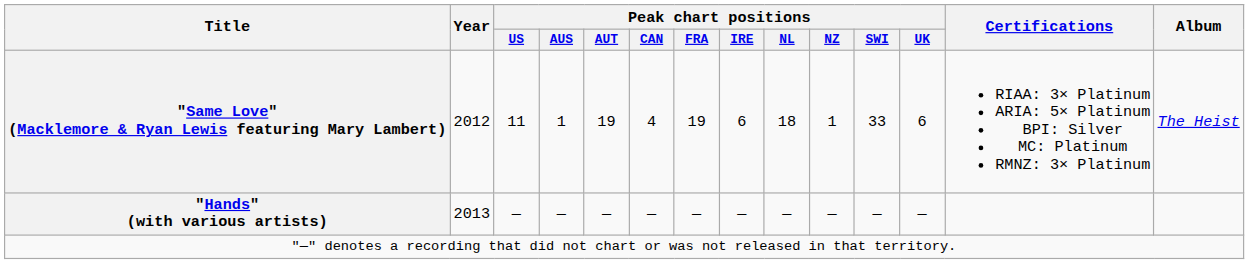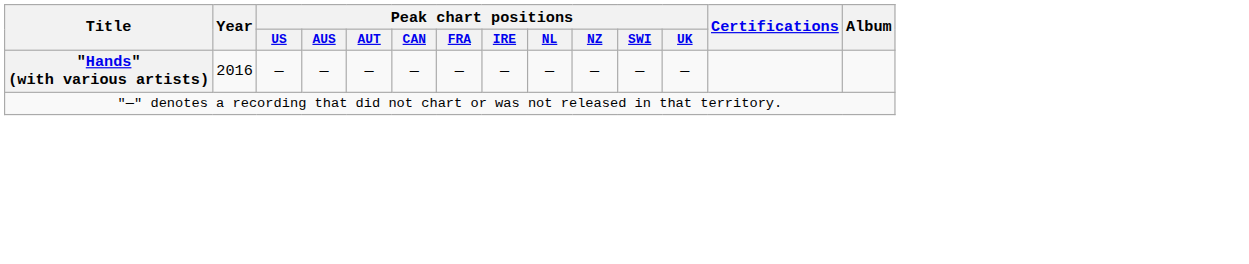- row: (227, 121)
(472, 214) 2013 -> (235, 71) 2016
